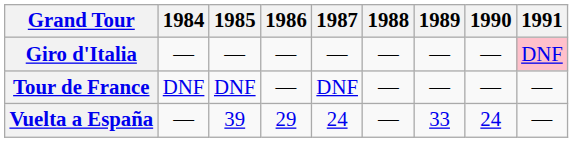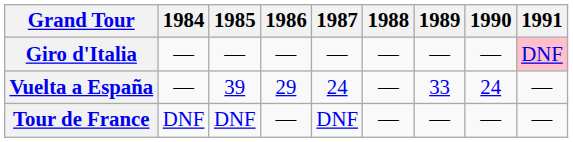rows swapped: (81, 86) <-> (81, 119)
